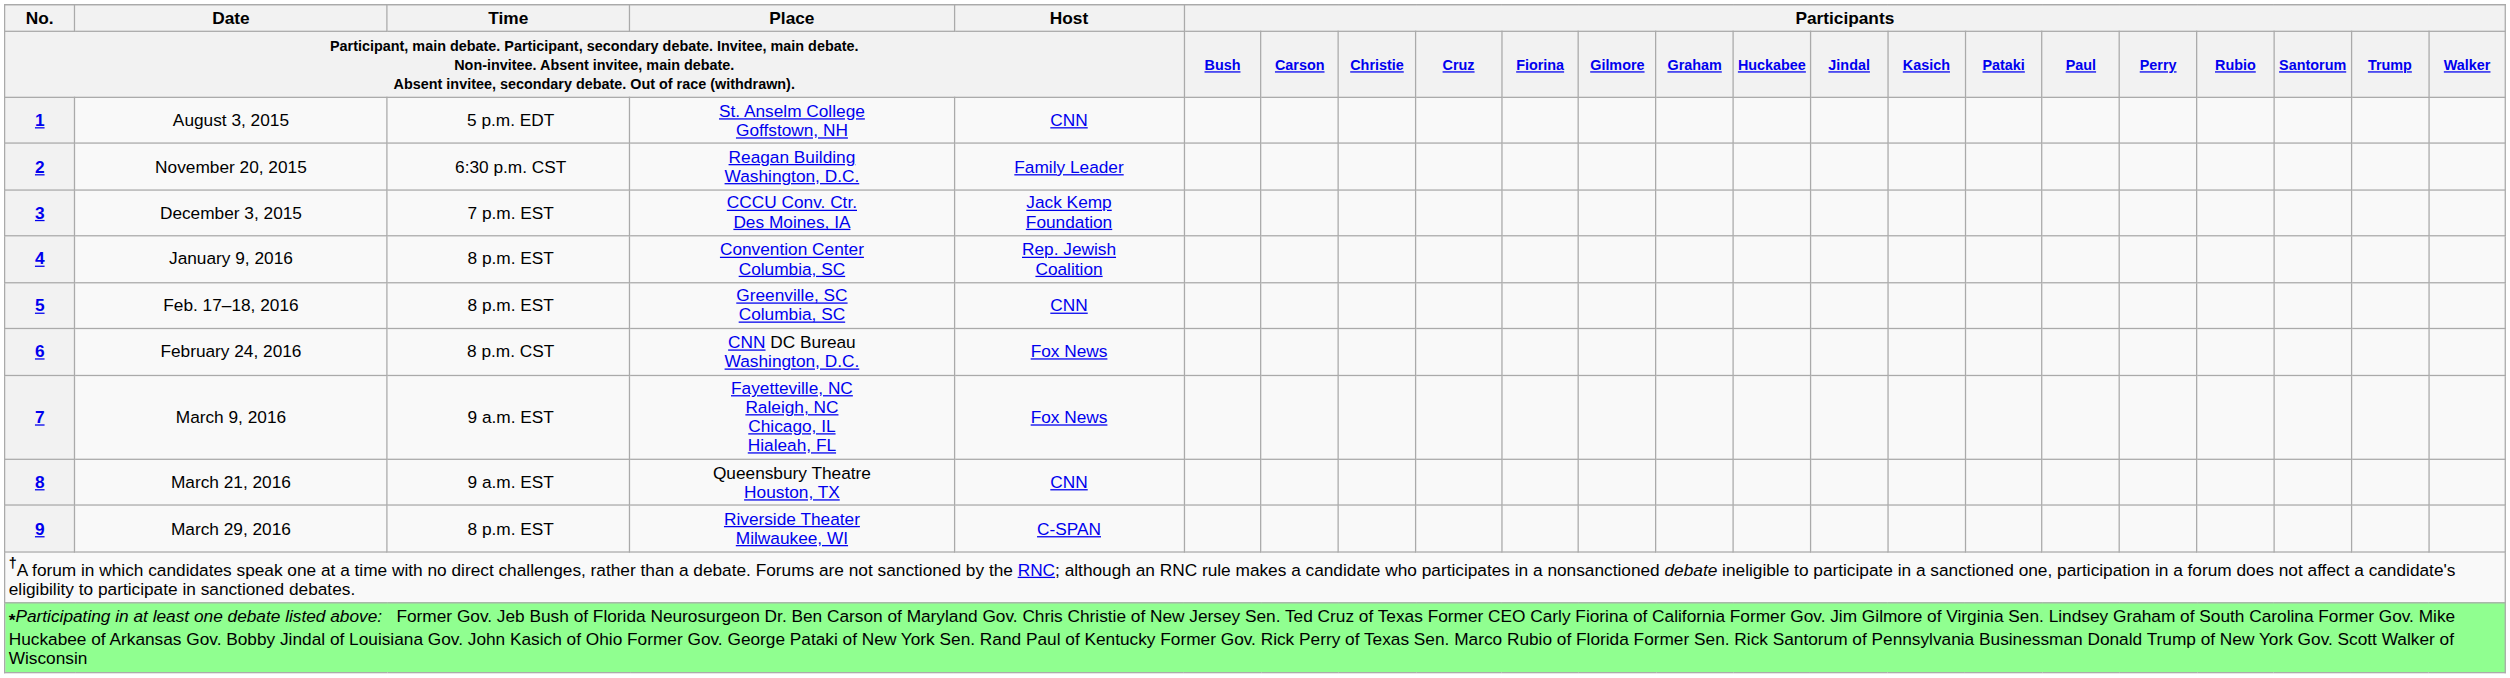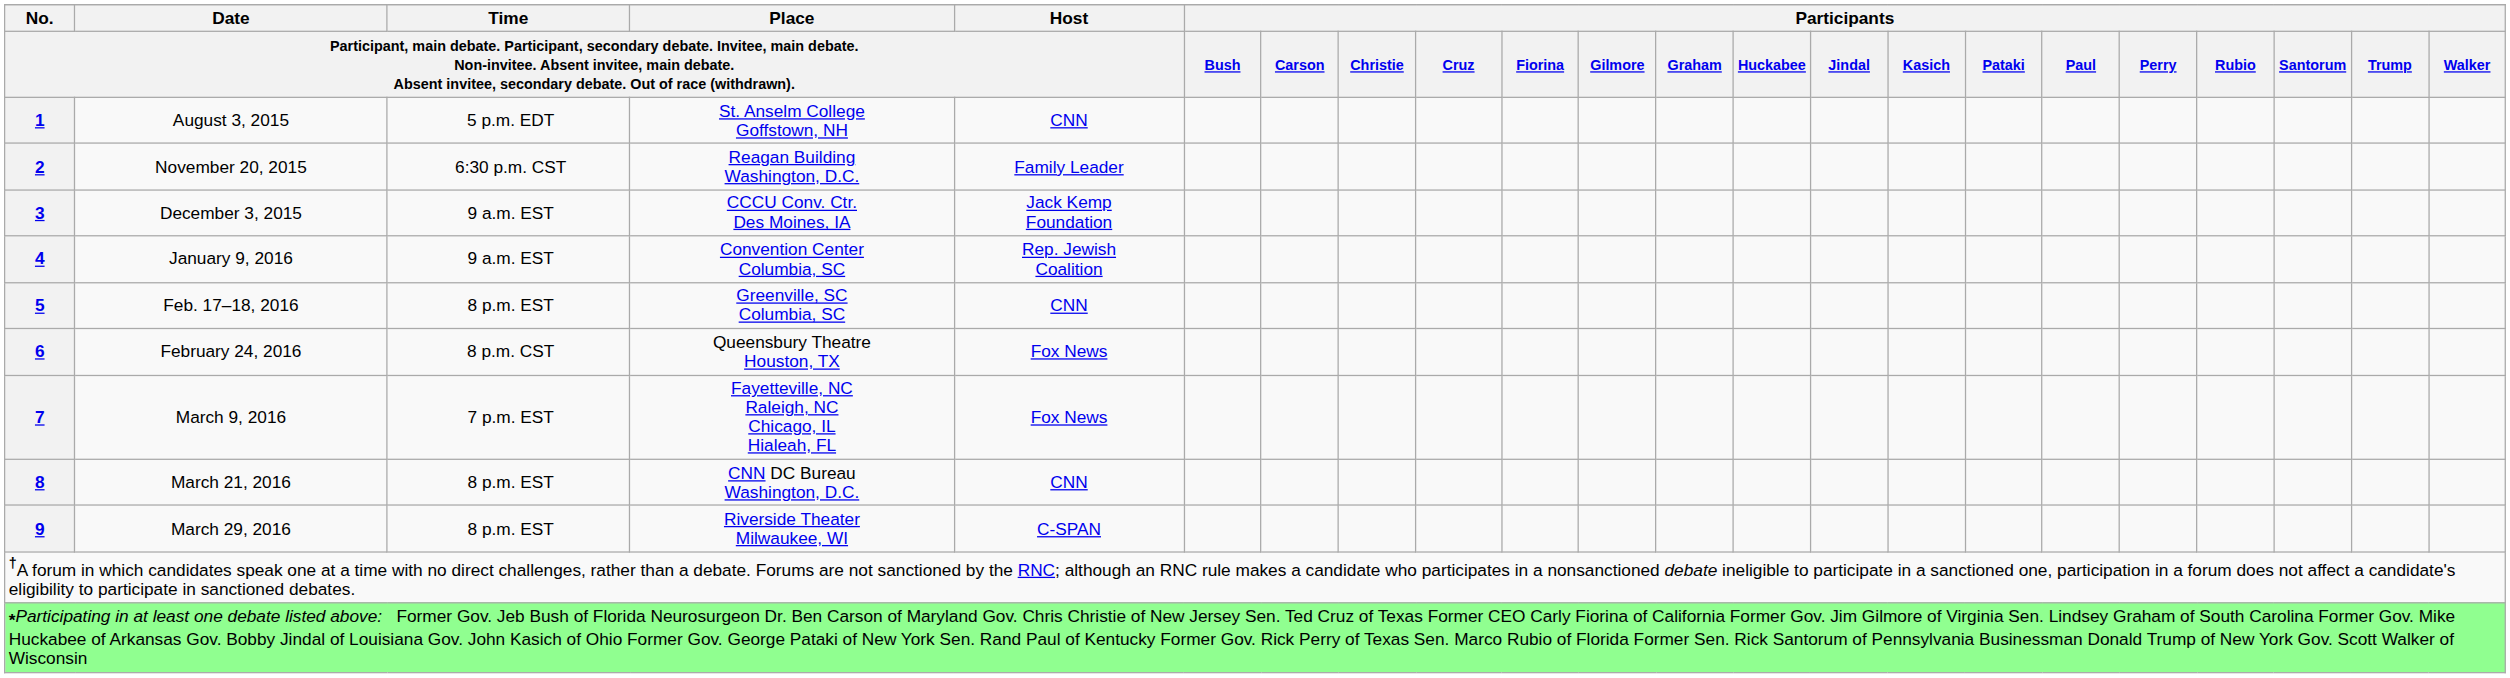(508, 212) 7 p.m. EST -> (508, 212) 9 a.m. EST
(508, 259) 8 p.m. EST -> (508, 259) 9 a.m. EST
(792, 351) CNN DC Bureau Washington, D.C. -> (792, 351) Queensbury Theatre Houston, TX
(508, 417) 9 a.m. EST -> (508, 417) 7 p.m. EST
(508, 482) 9 a.m. EST -> (508, 482) 8 p.m. EST
(792, 482) Queensbury Theatre Houston, TX -> (792, 482) CNN DC Bureau Washington, D.C.
